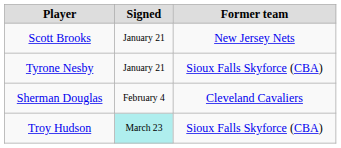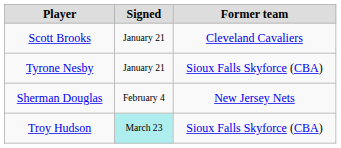(254, 38) New Jersey Nets -> (254, 38) Cleveland Cavaliers
(254, 98) Cleveland Cavaliers -> (254, 98) New Jersey Nets
